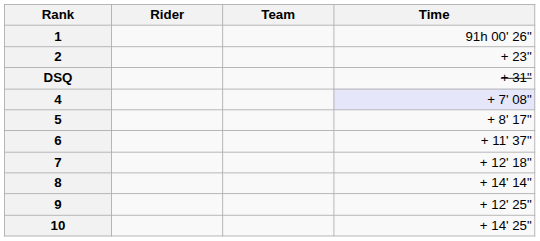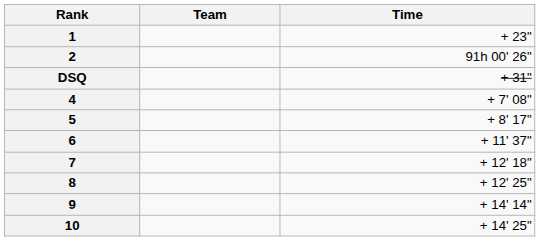- column: (167, 15)
(499, 36) 91h 00' 26" -> (516, 36) + 23"
(516, 57) + 23" -> (499, 57) 91h 00' 26"
(509, 99) lavender background -> (509, 99) no background
(506, 183) + 14' 14" -> (506, 183) + 12' 25"
(506, 204) + 12' 25" -> (506, 204) + 14' 14"
